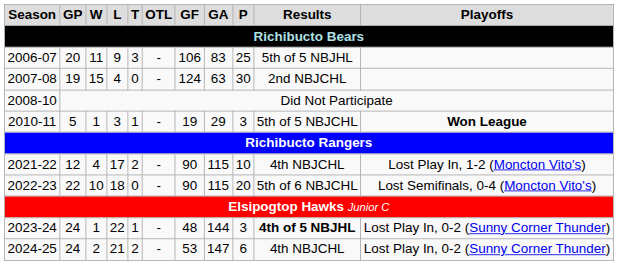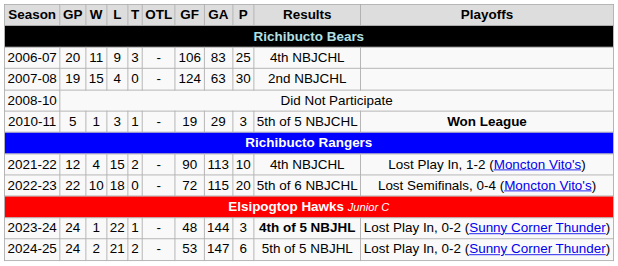(307, 57) 5th of 5 NBJHL -> (307, 57) 4th NBJCHL
(117, 164) 17 -> (117, 164) 15
(218, 164) 115 -> (218, 164) 113
(190, 185) 90 -> (190, 185) 72
(307, 249) 4th NBJCHL -> (307, 249) 5th of 5 NBJHL
